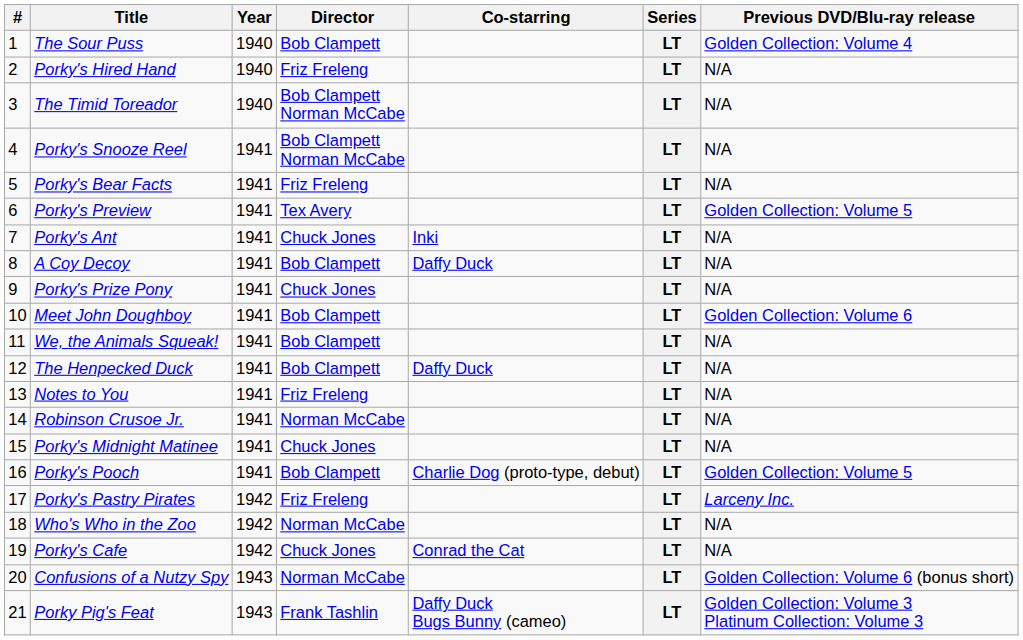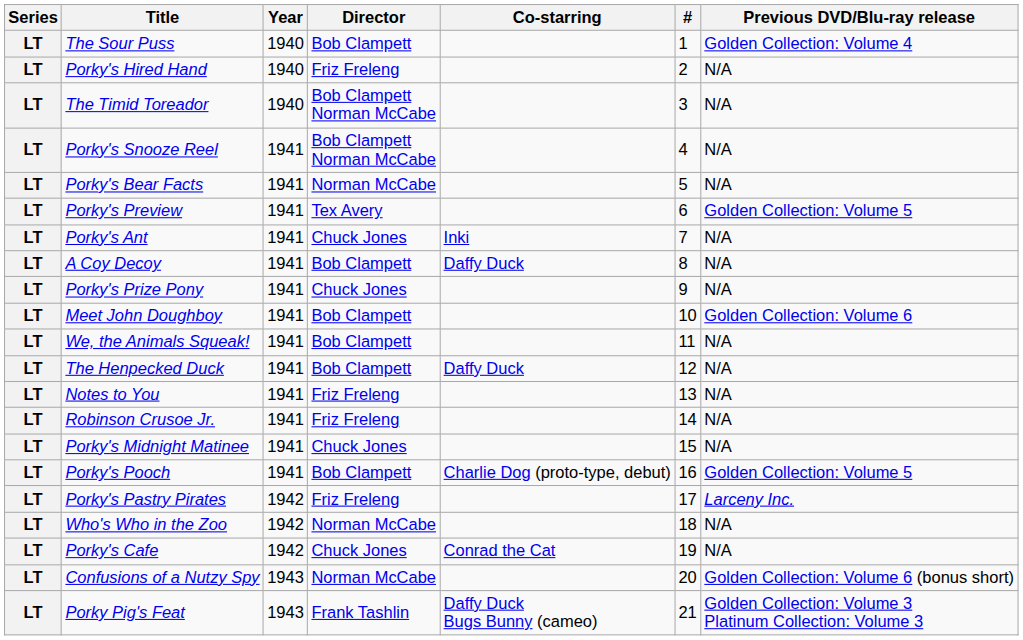columns swapped: (17, 17) <-> (672, 17)
(324, 185) Friz Freleng -> (374, 185) Norman McCabe
(343, 420) Norman McCabe -> (355, 420) Friz Freleng
